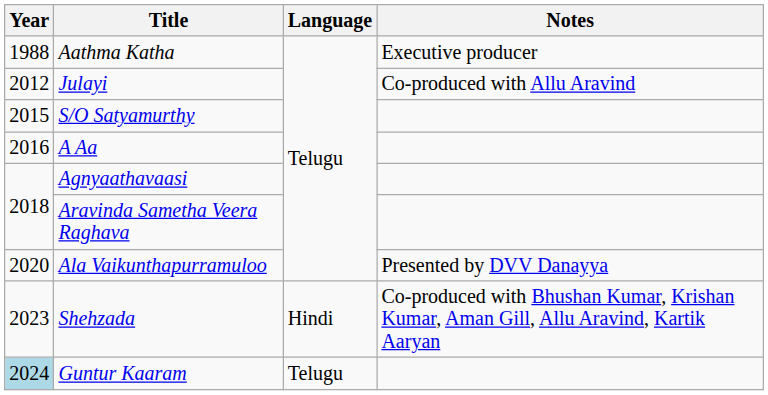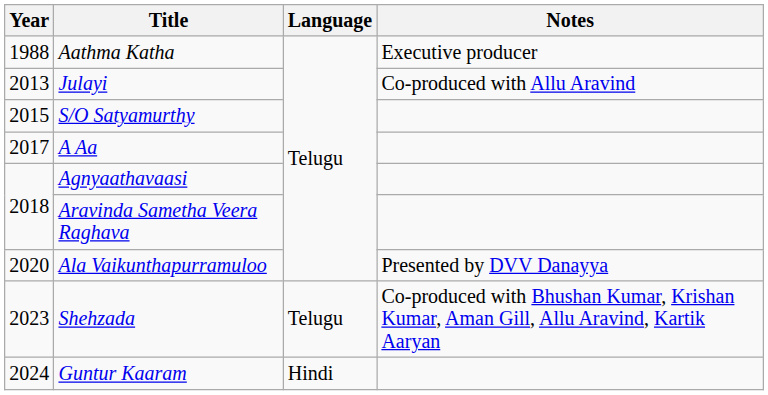(29, 83) 2012 -> (29, 83) 2013
(29, 147) 2016 -> (29, 147) 2017
(310, 319) Hindi -> (315, 319) Telugu
(29, 373) lightblue background -> (29, 373) no background
(315, 373) Telugu -> (310, 373) Hindi
